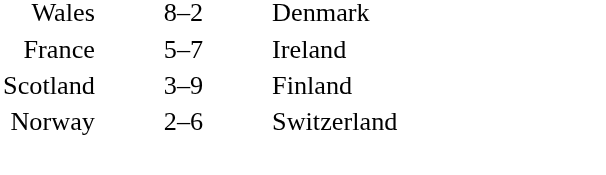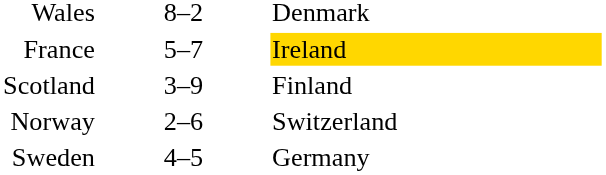(309, 49) no background -> (309, 49) gold background
+ row: (53, 157)
